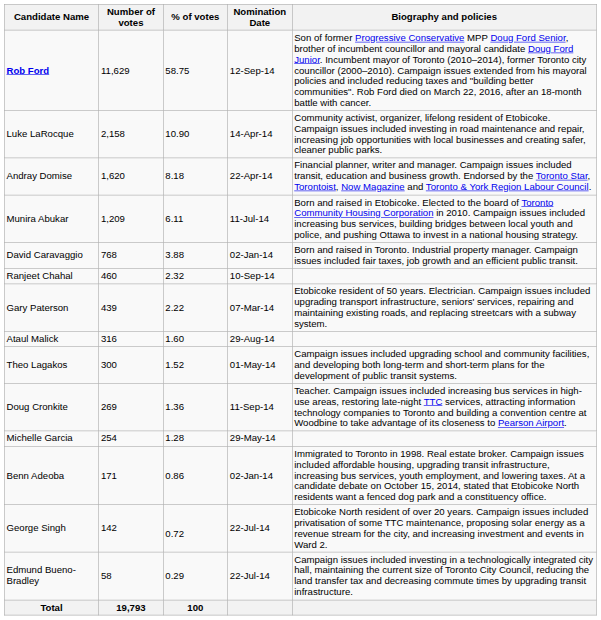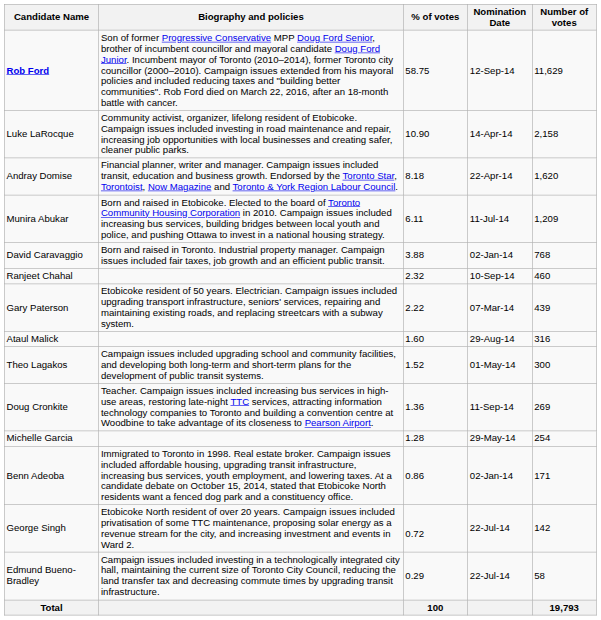columns swapped: (131, 17) <-> (444, 17)
